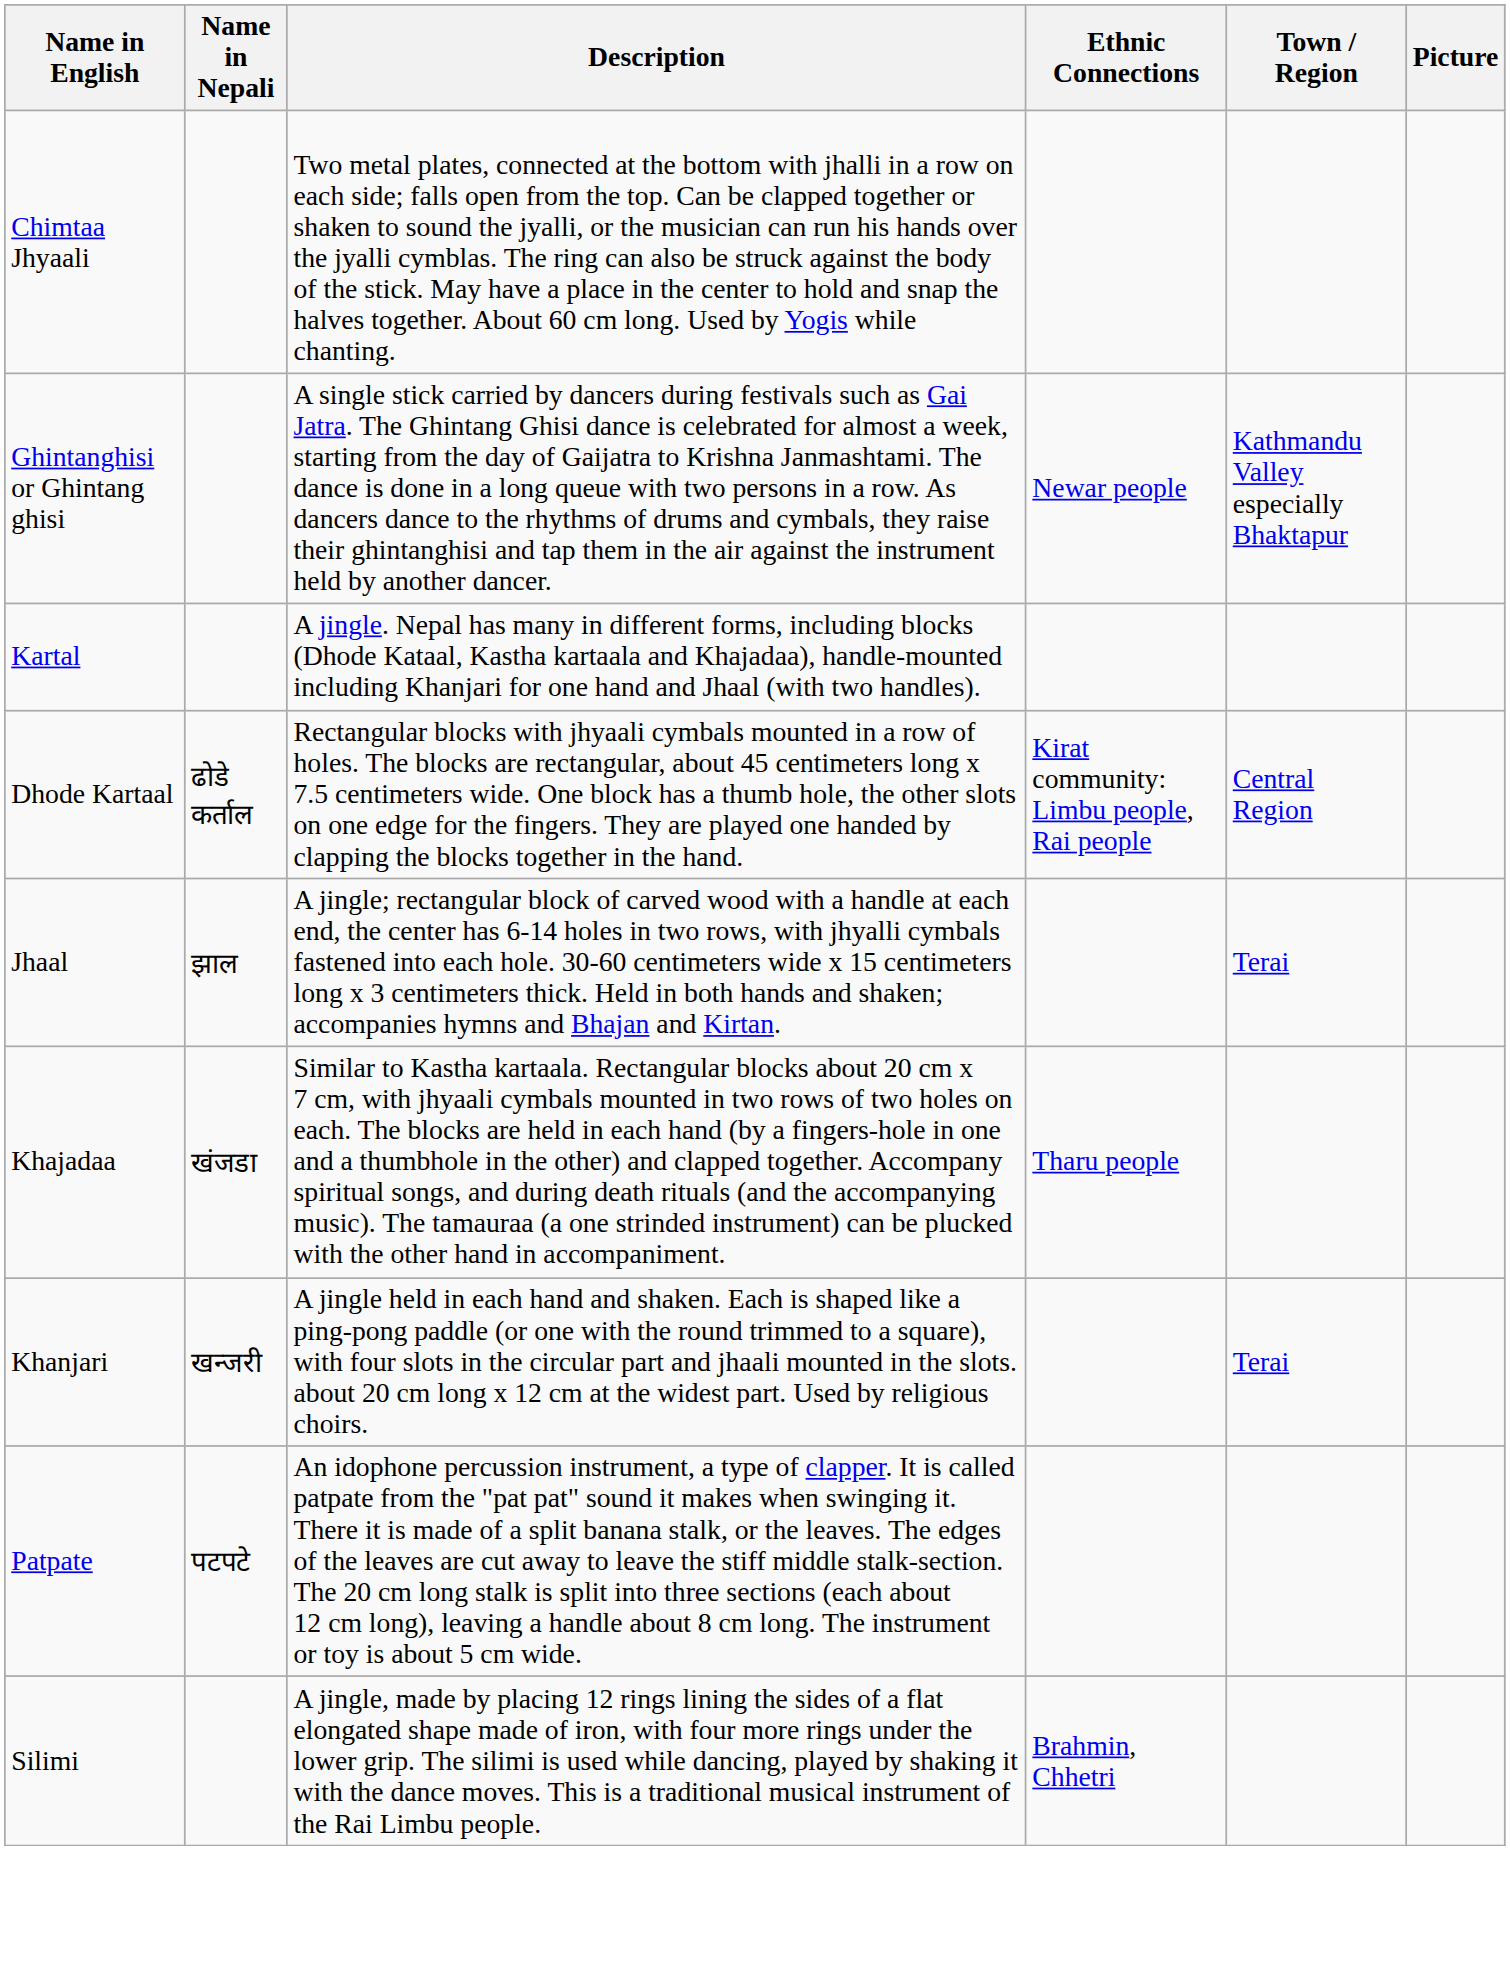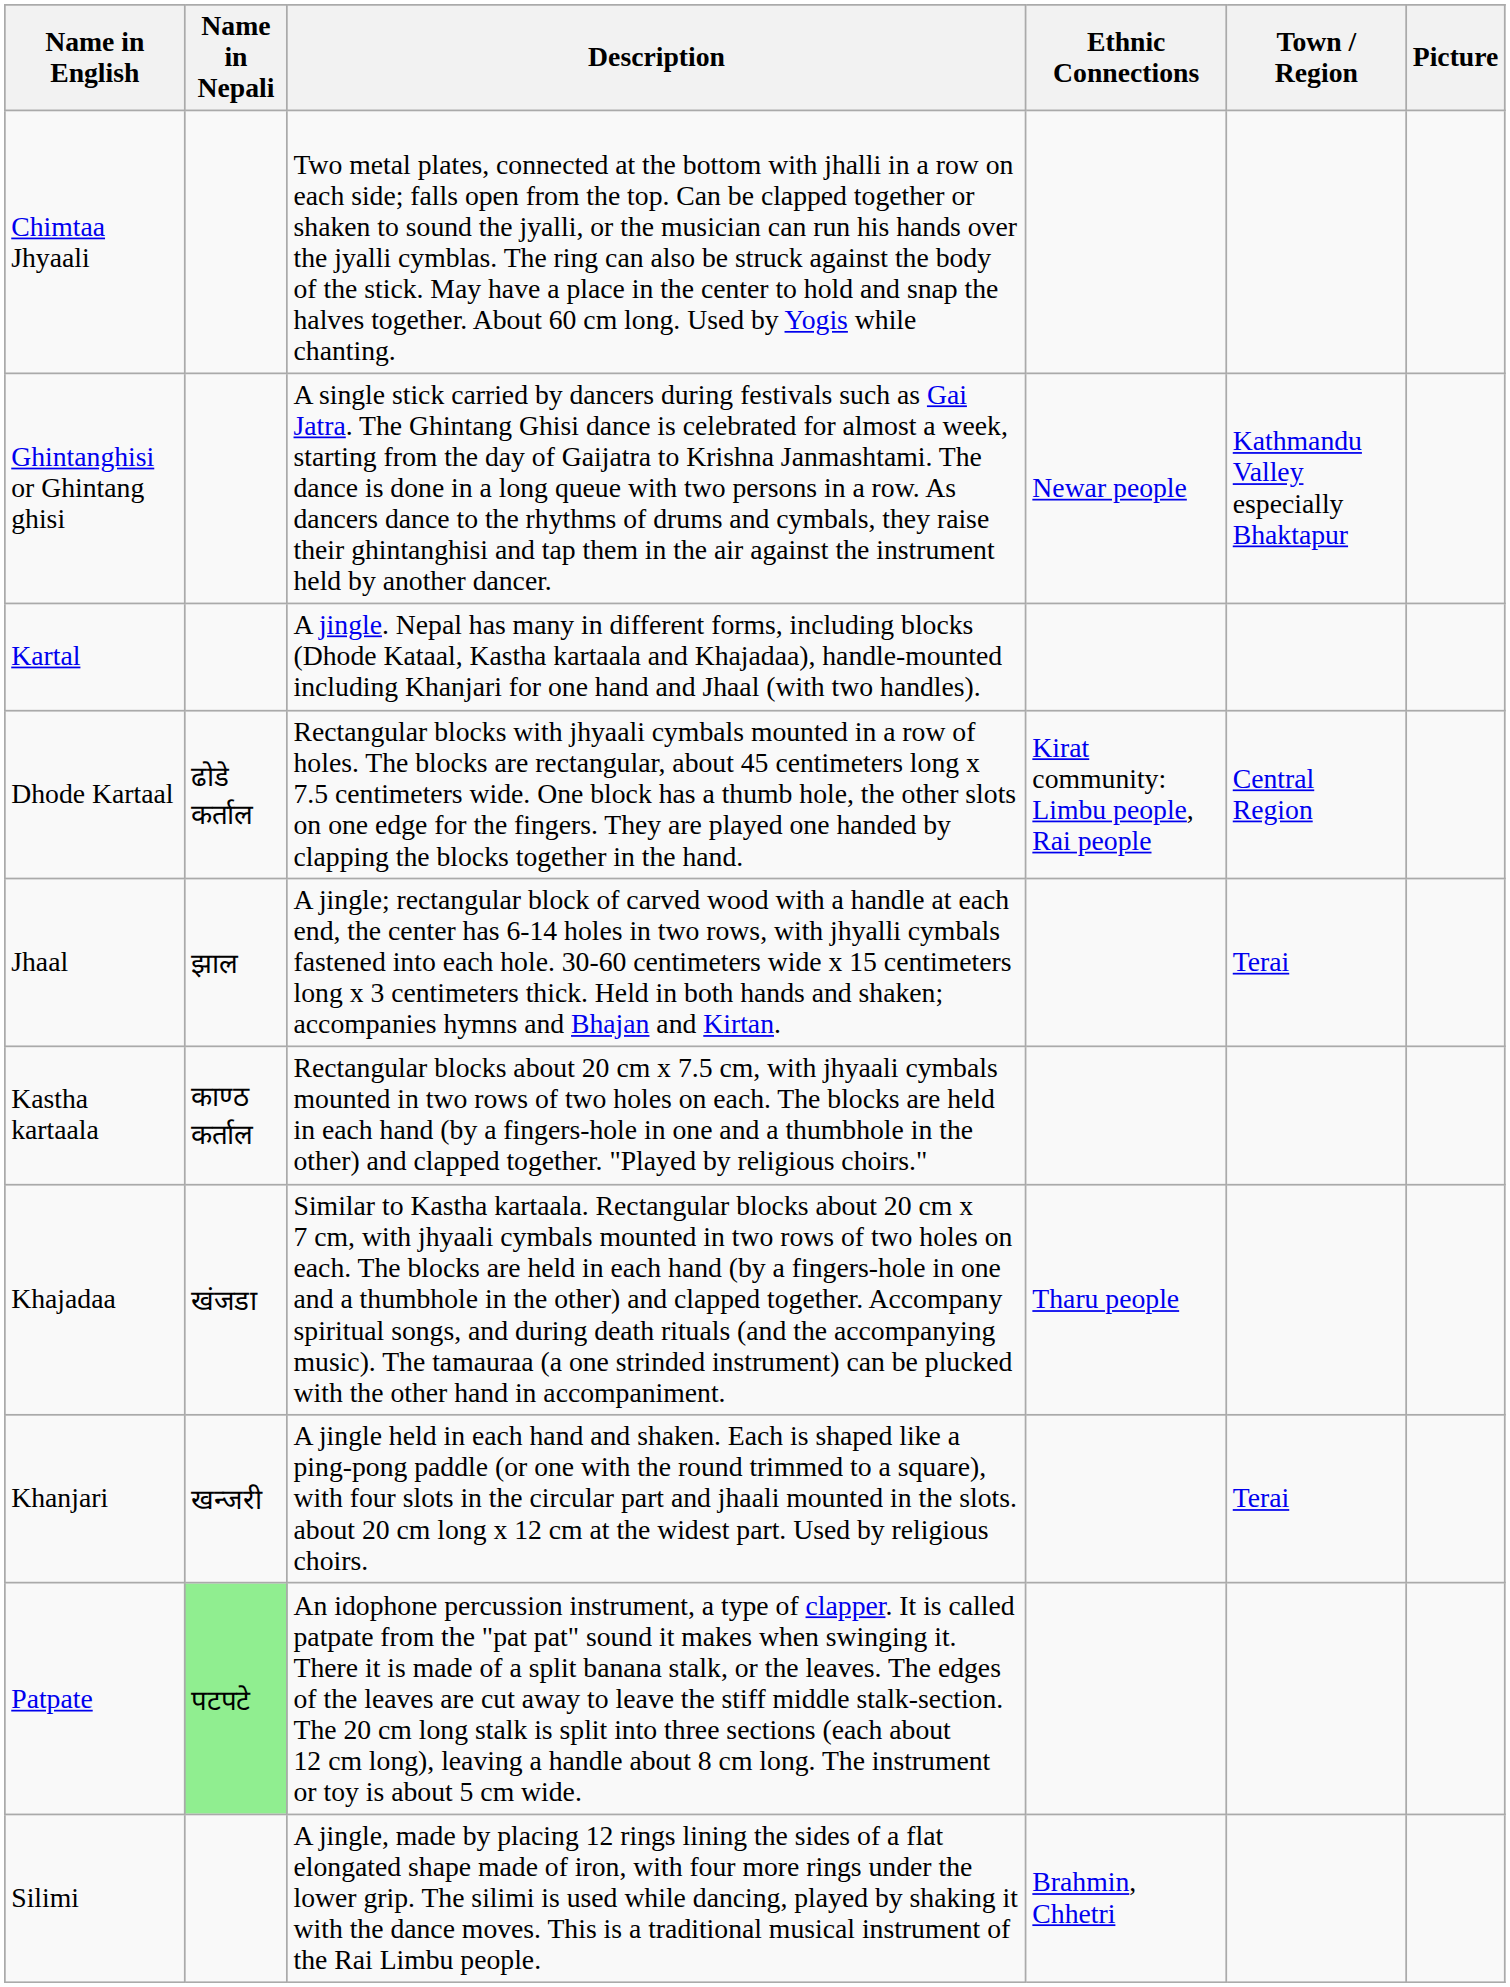+ row: (55, 1115)
(221, 1562) no background -> (221, 1700) lightgreen background
